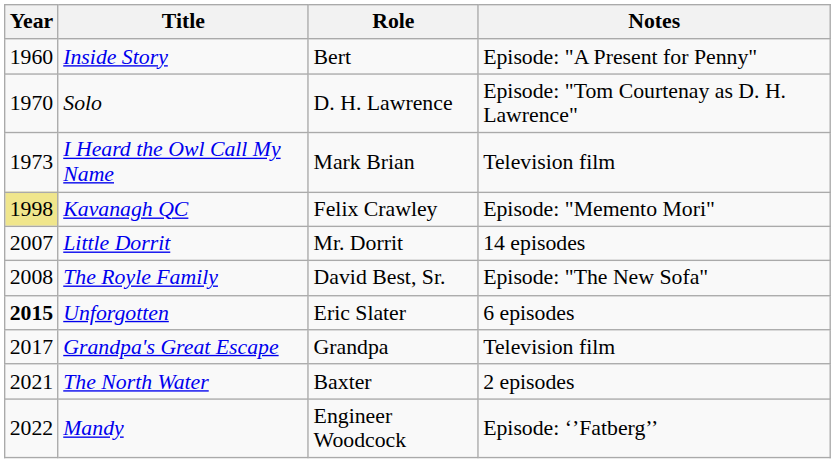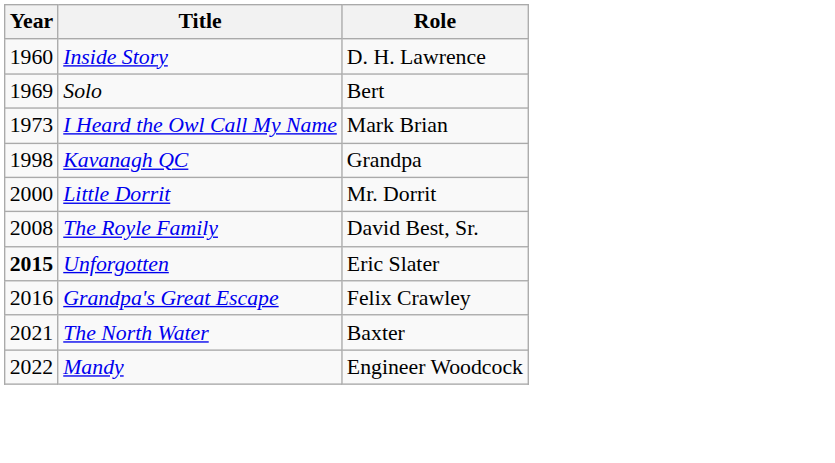- column: (654, 21)
(332, 56) Bert -> (416, 56) D. H. Lawrence
(31, 103) 1970 -> (31, 90) 1969
(383, 103) D. H. Lawrence -> (366, 90) Bert
(31, 208) khaki background -> (31, 159) no background
(376, 208) Felix Crawley -> (384, 159) Grandpa
(31, 243) 2007 -> (31, 194) 2000
(31, 346) 2017 -> (31, 297) 2016
(351, 346) Grandpa -> (409, 297) Felix Crawley
